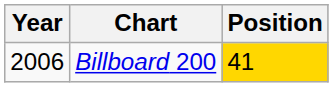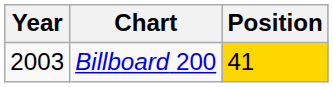(37, 61) 2006 -> (37, 61) 2003
